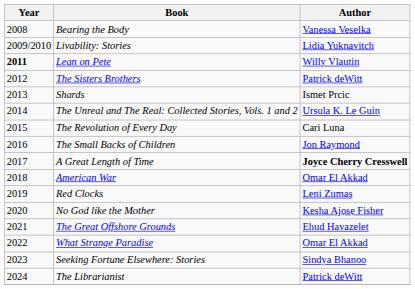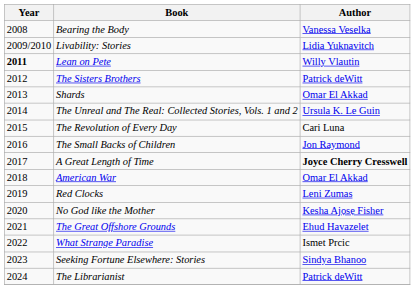(326, 95) Ismet Prcic -> (335, 95) Omar El Akkad
(335, 243) Omar El Akkad -> (326, 243) Ismet Prcic
